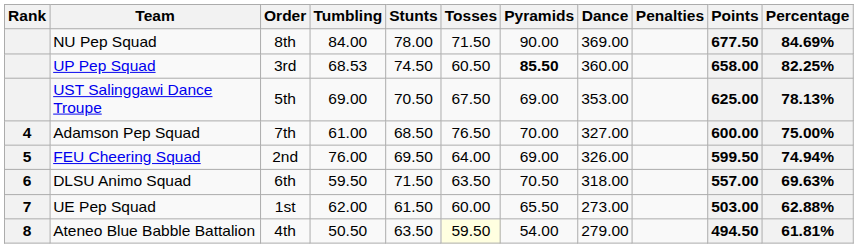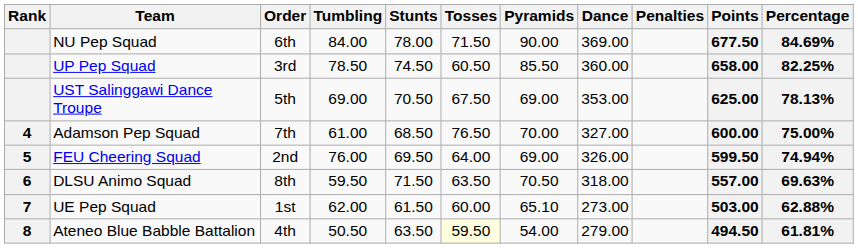(285, 41) 8th -> (285, 41) 6th
(348, 66) 68.53 -> (348, 66) 78.50
(539, 66) bold -> (539, 66) normal
(285, 181) 6th -> (285, 181) 8th
(539, 206) 65.50 -> (539, 206) 65.10
